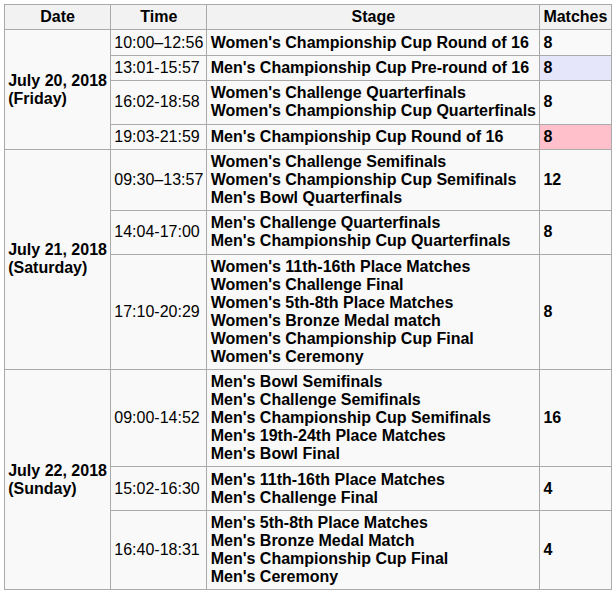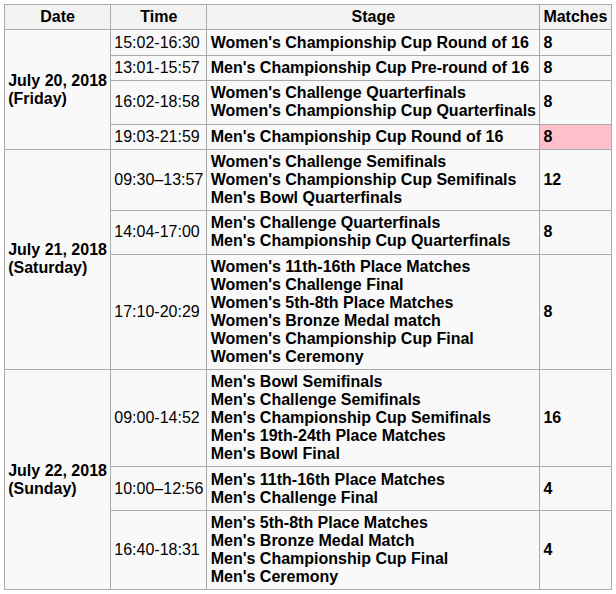(159, 42) 10:00–12:56 -> (157, 42) 15:02-16:30
(548, 67) lavender background -> (548, 67) no background
(157, 488) 15:02-16:30 -> (159, 488) 10:00–12:56
